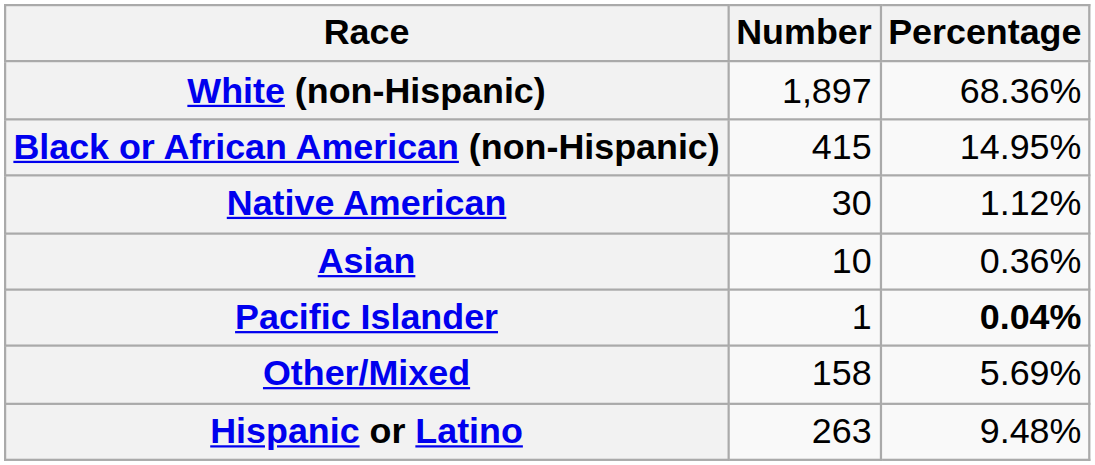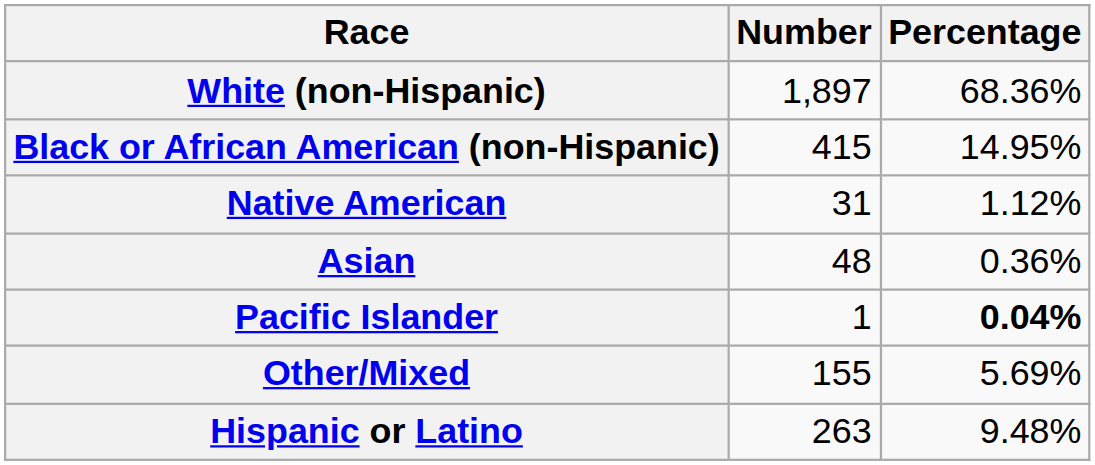(852, 203) 30 -> (852, 203) 31
(852, 260) 10 -> (852, 260) 48
(842, 373) 158 -> (842, 373) 155
